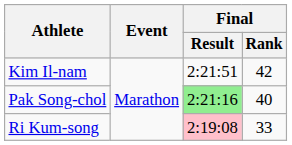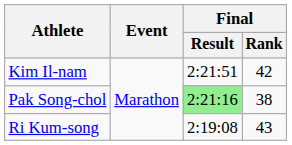(264, 99) 40 -> (264, 99) 38
(212, 127) pink background -> (212, 127) no background
(264, 127) 33 -> (264, 127) 43
